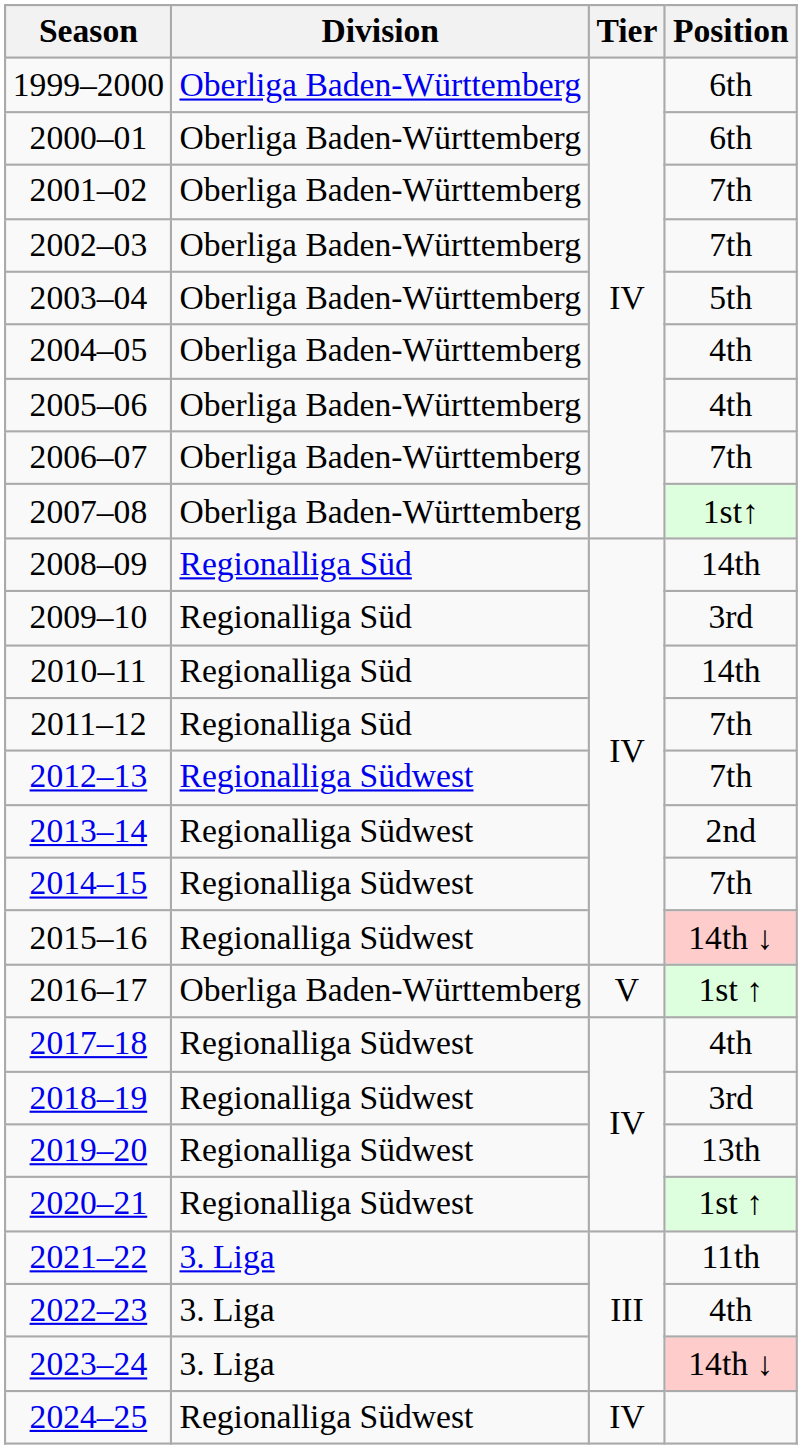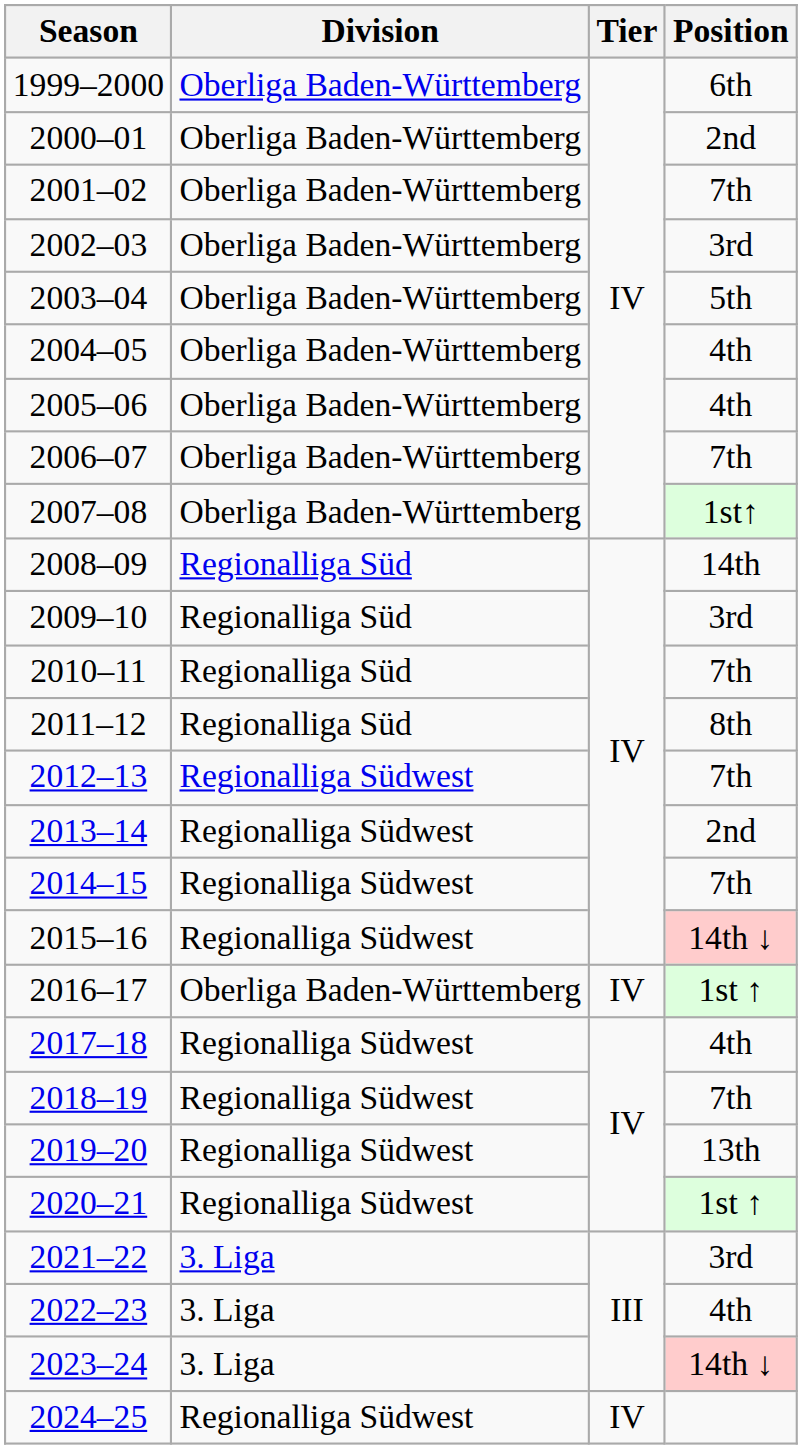(731, 137) 6th -> (731, 137) 2nd
(731, 244) 7th -> (731, 244) 3rd
(731, 670) 14th -> (731, 670) 7th
(731, 723) 7th -> (731, 723) 8th
(627, 990) V -> (627, 990) IV
(731, 1096) 3rd -> (731, 1096) 7th
(731, 1256) 11th -> (731, 1256) 3rd
